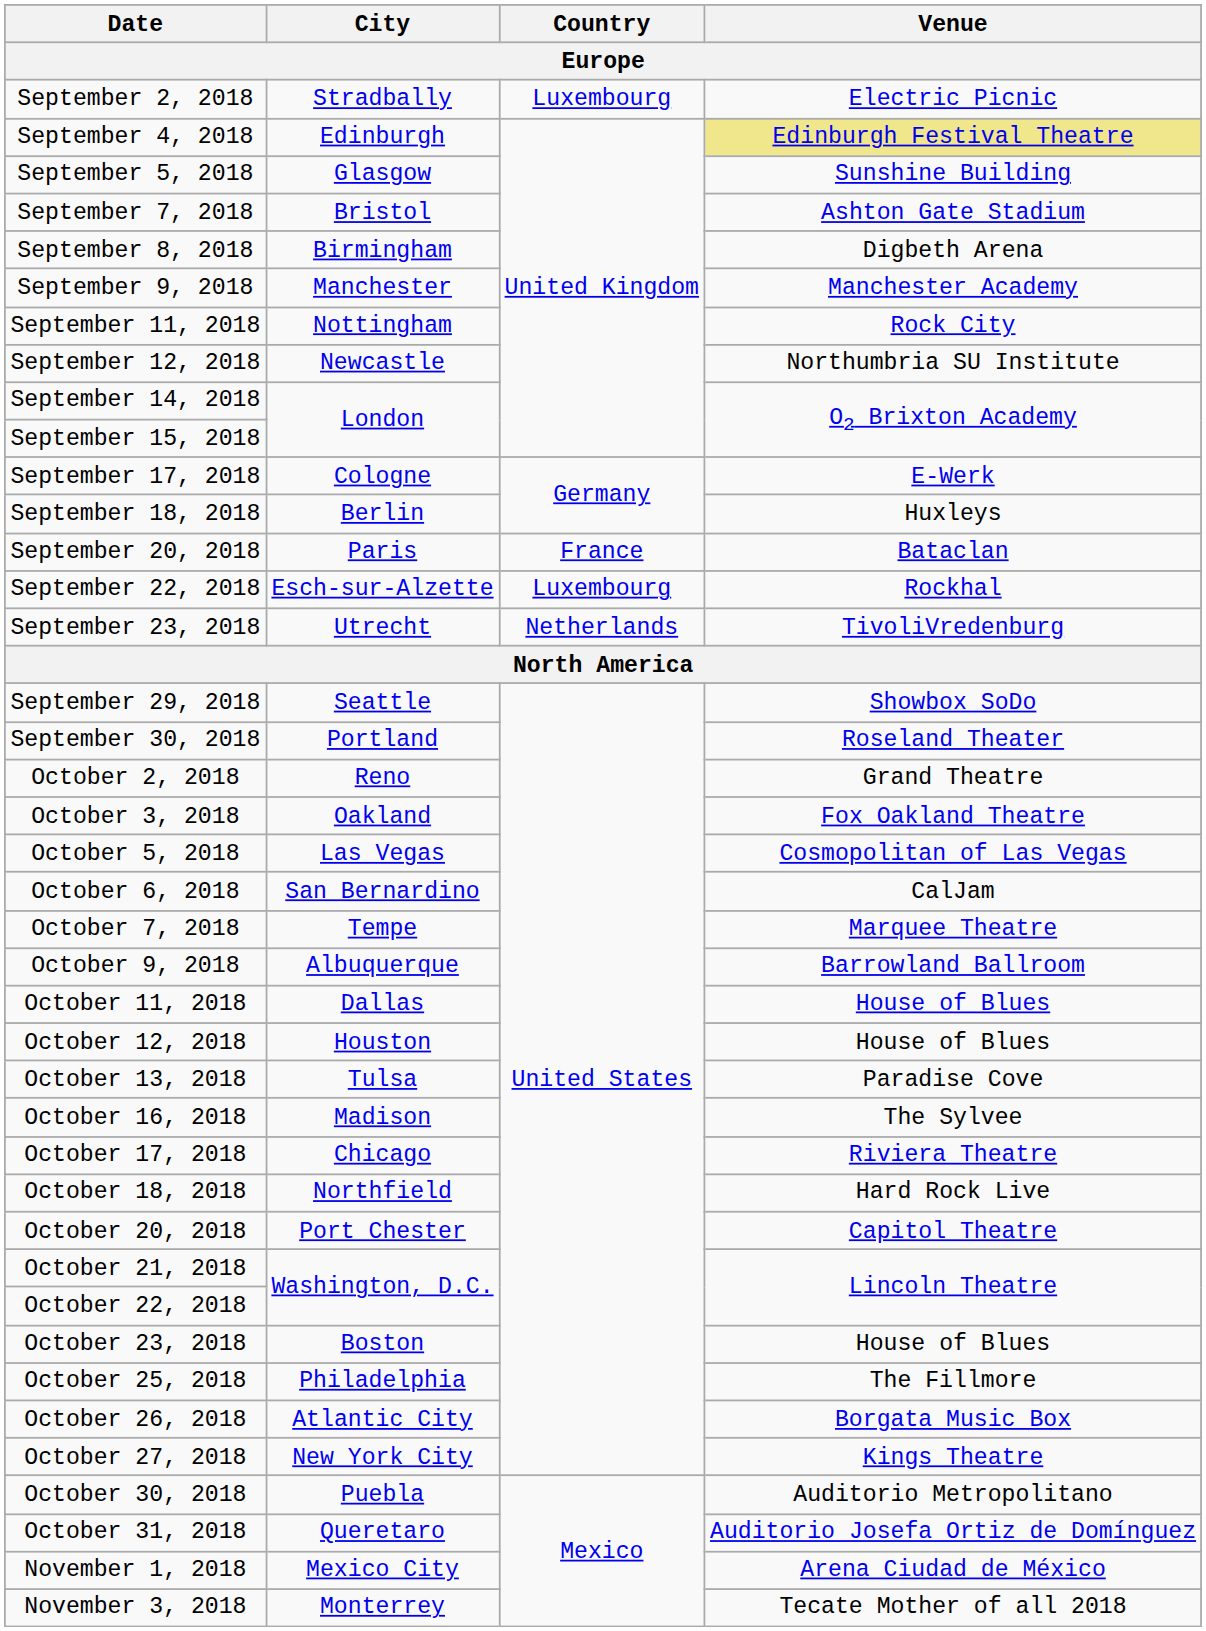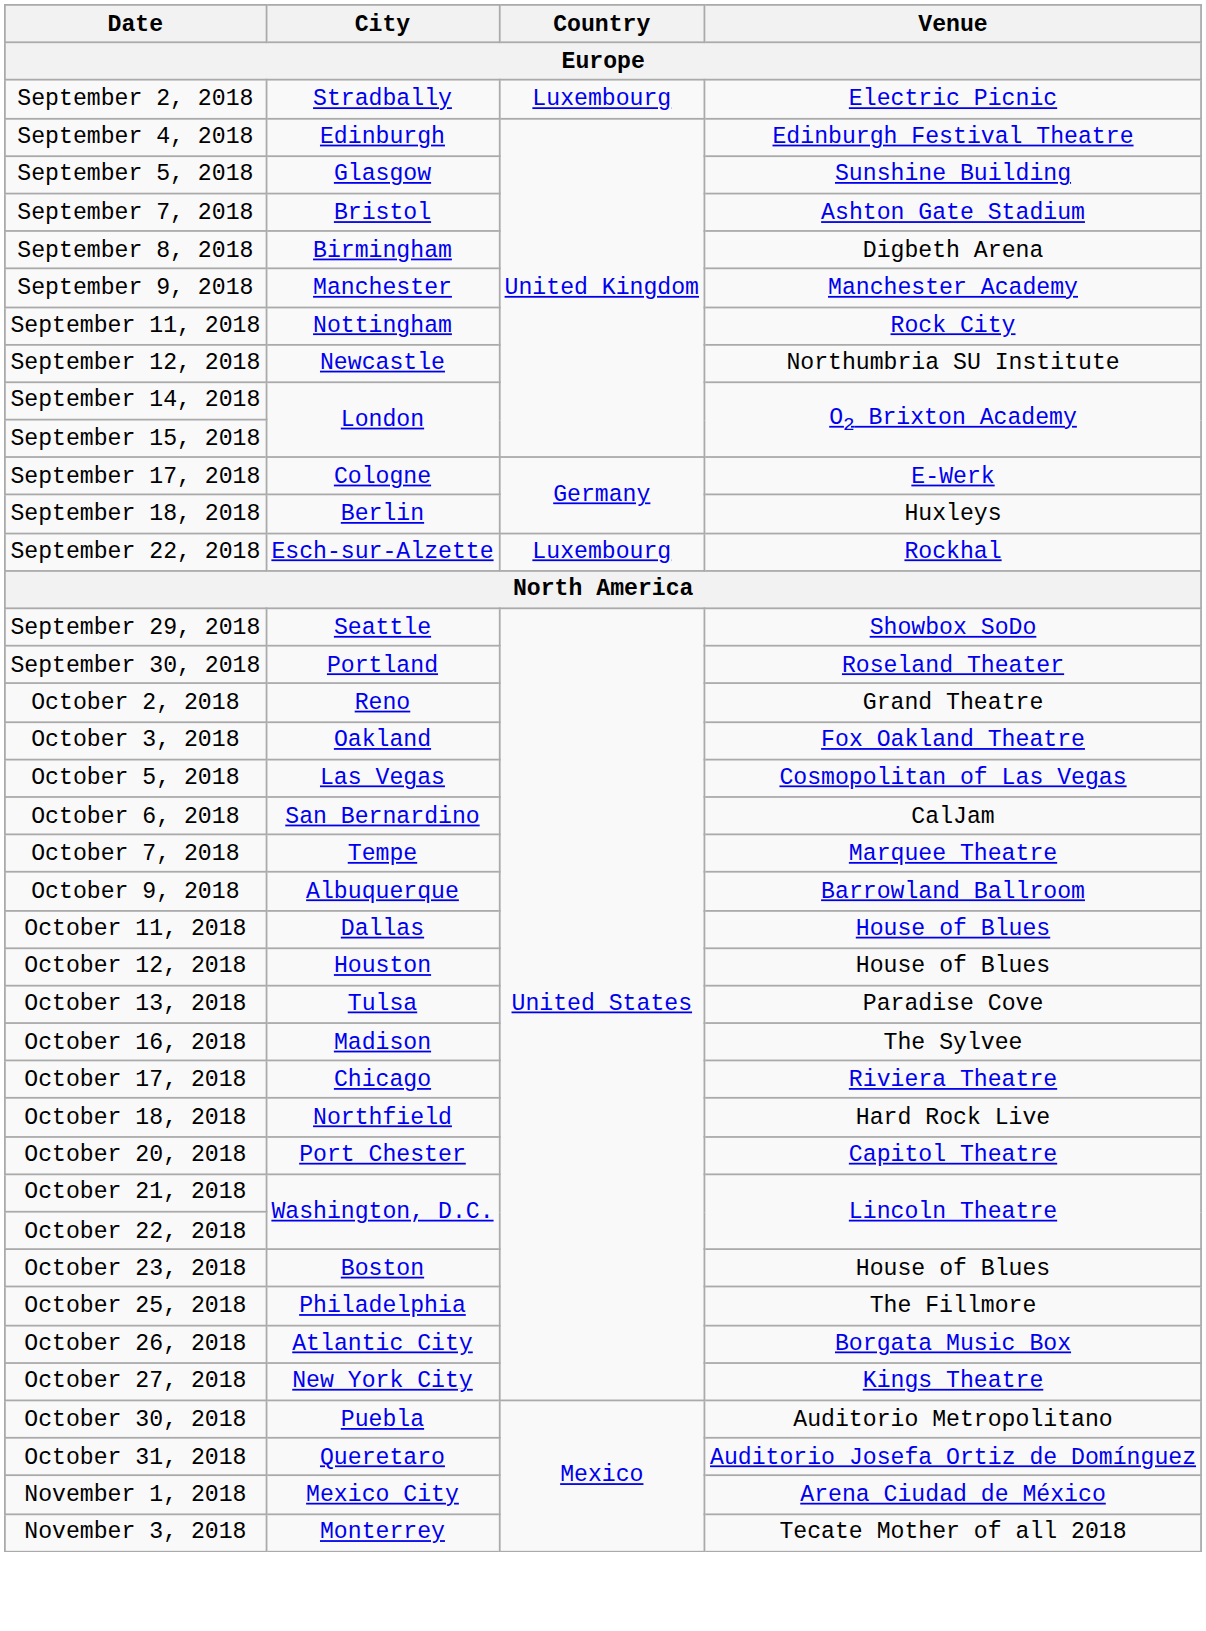(953, 137) khaki background -> (953, 137) no background
- row: (135, 552)
- row: (135, 627)
